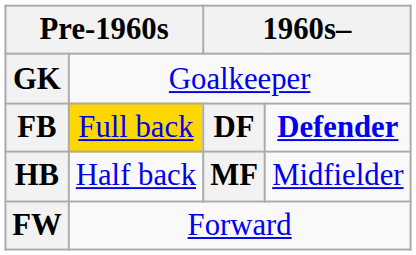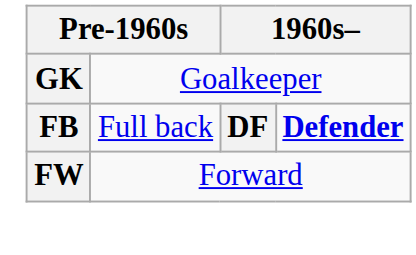(136, 127) gold background -> (156, 127) no background
- row: (37, 175)
